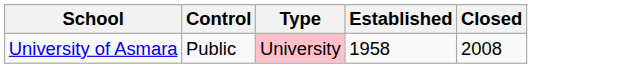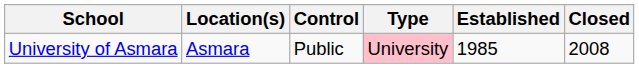+ column: (236, 19)
(370, 48) 1958 -> (477, 48) 1985
